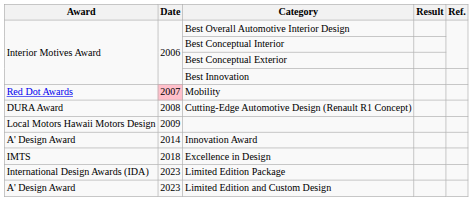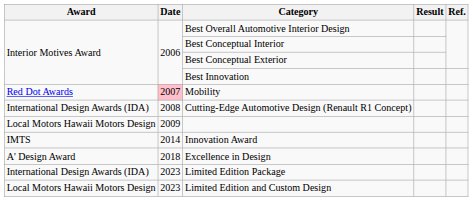(35, 108) DURA Award -> (78, 108) International Design Awards (IDA)
(41, 140) A' Design Award -> (19, 140) IMTS
(19, 156) IMTS -> (41, 156) A' Design Award
(41, 188) A' Design Award -> (81, 188) Local Motors Hawaii Motors Design
